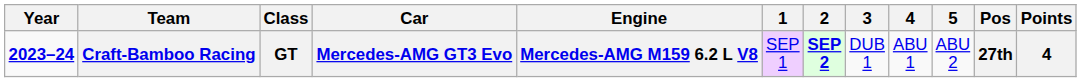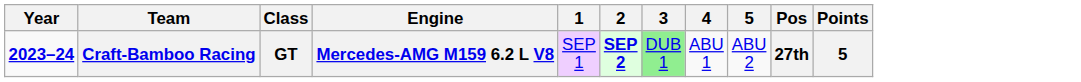- column: (414, 18)
(867, 53) no background -> (663, 53) lightgreen background
(1047, 53) 4 -> (843, 53) 5
